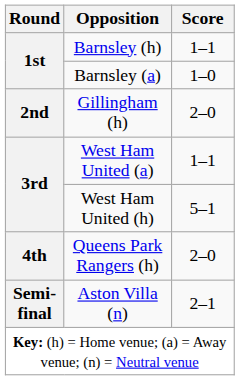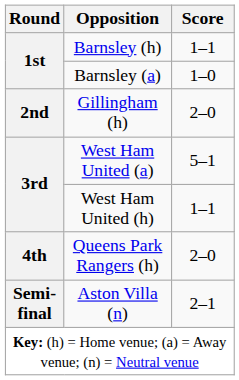(203, 160) 1–1 -> (203, 160) 5–1
(203, 208) 5–1 -> (203, 208) 1–1
